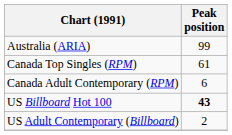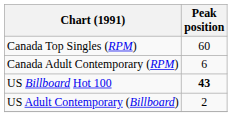- row: (49, 45)
(204, 64) 61 -> (204, 45) 60
